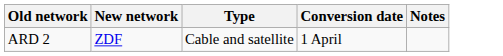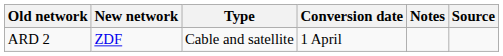+ column: (473, 16)
